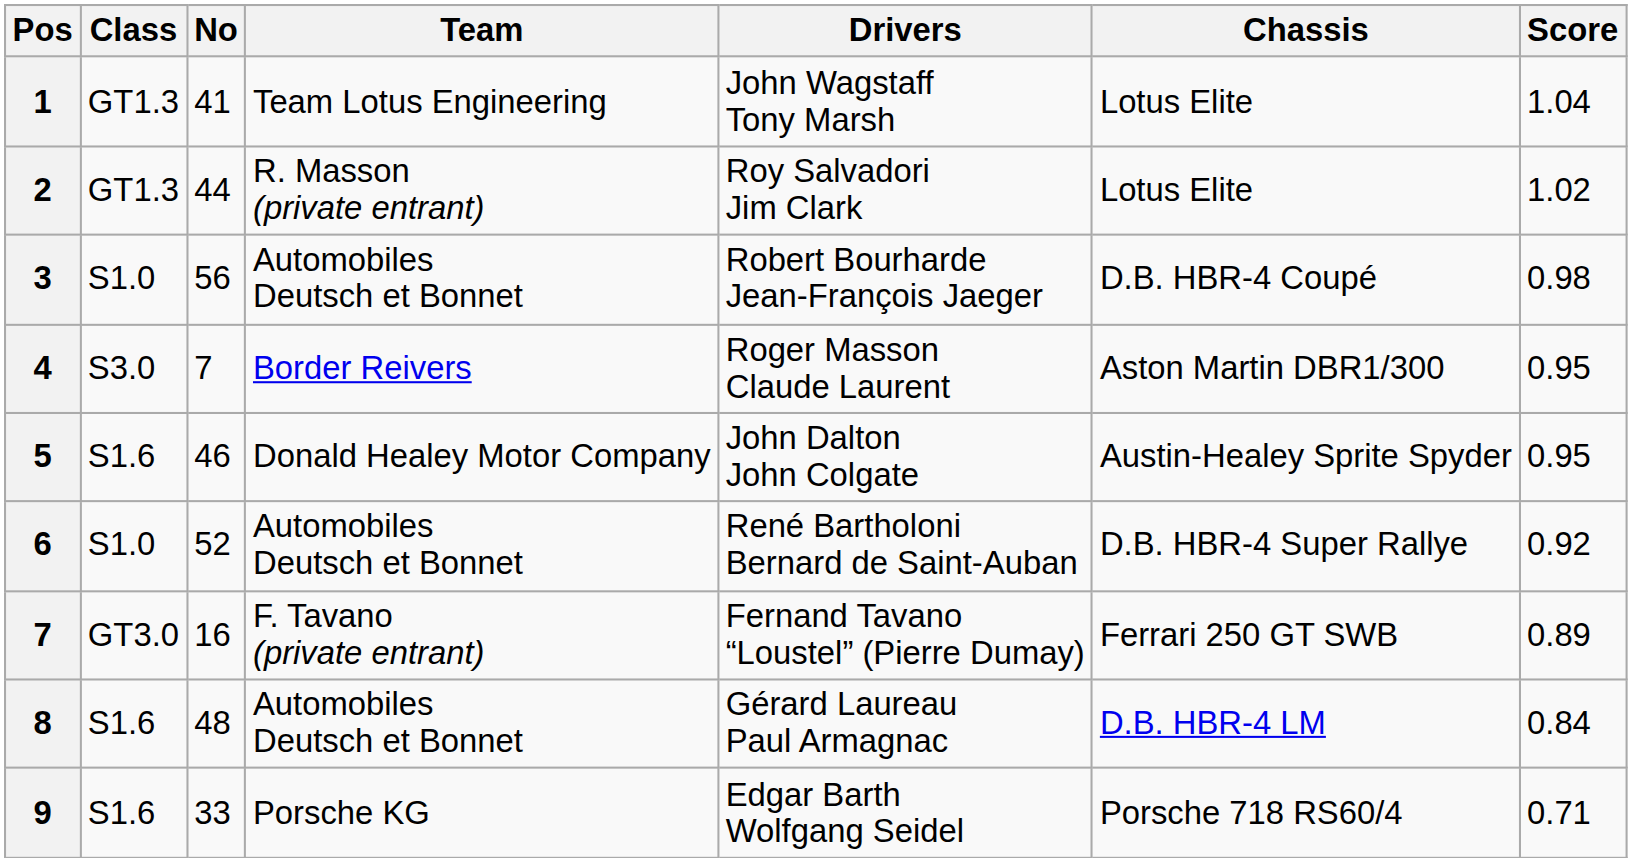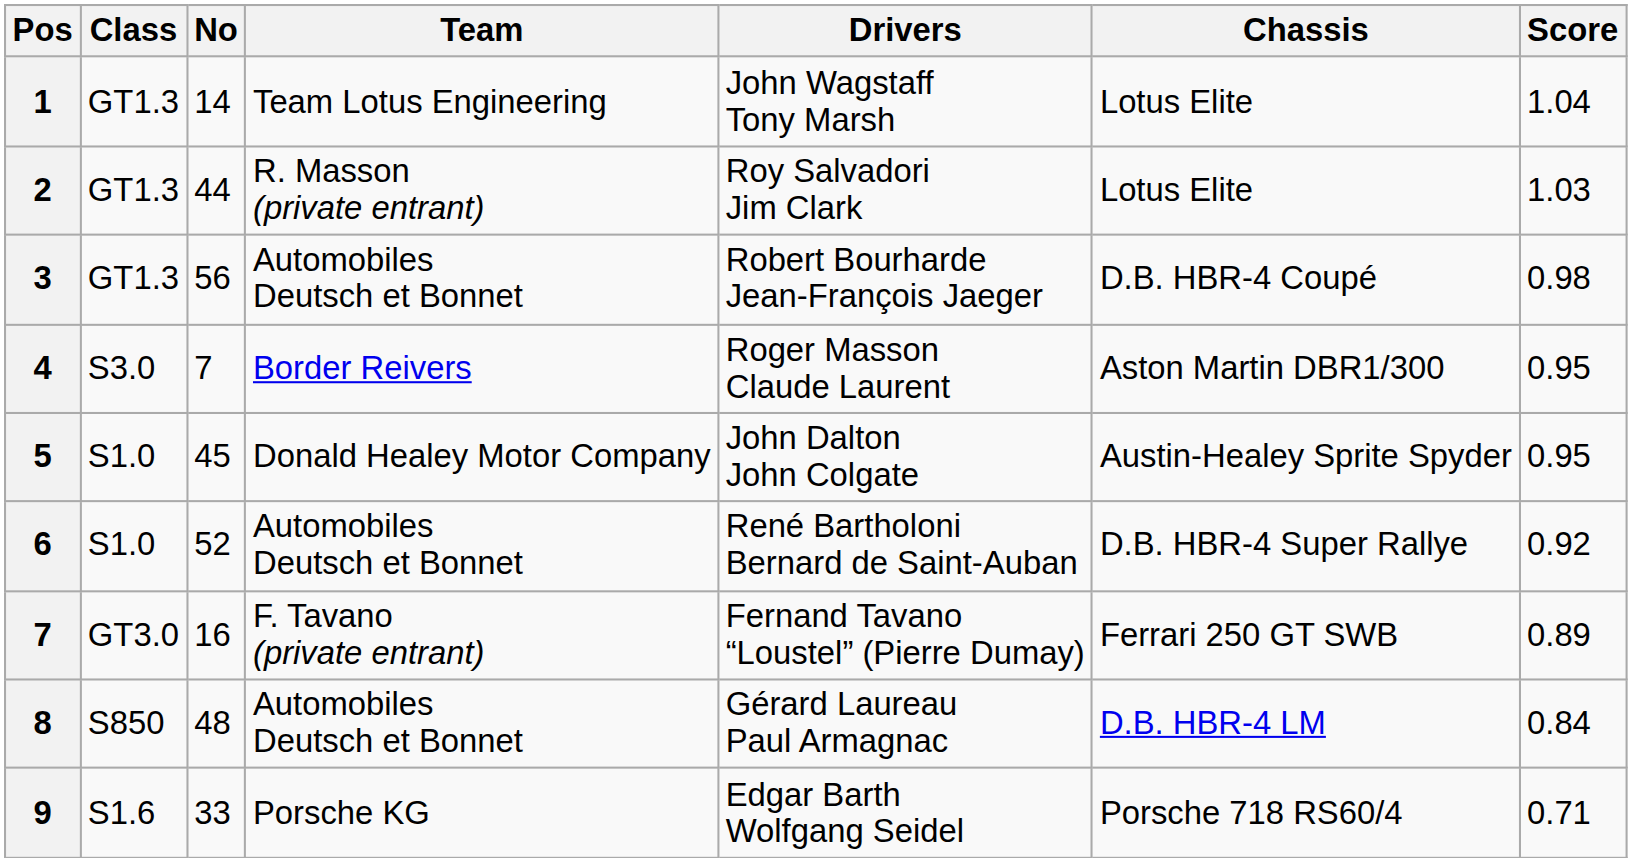(212, 100) 41 -> (212, 100) 14
(1559, 189) 1.02 -> (1559, 189) 1.03
(122, 278) S1.0 -> (133, 278) GT1.3
(122, 456) S1.6 -> (122, 456) S1.0
(212, 456) 46 -> (212, 456) 45
(122, 723) S1.6 -> (126, 723) S850
